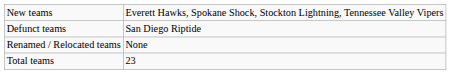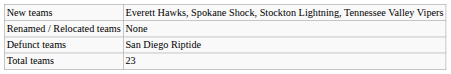rows swapped: (64, 45) <-> (36, 28)
